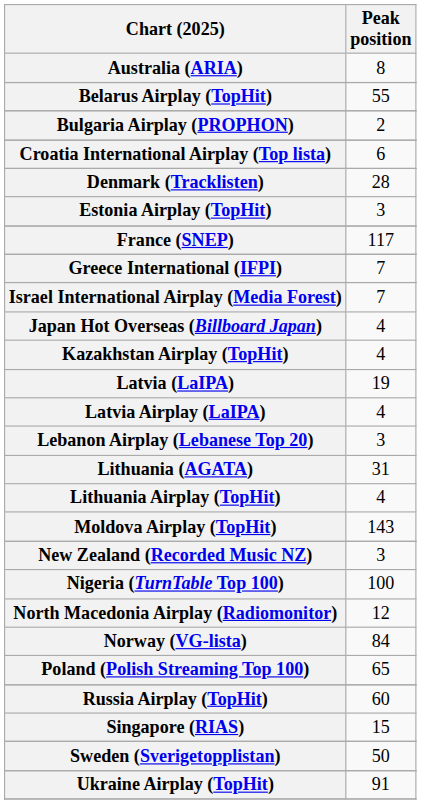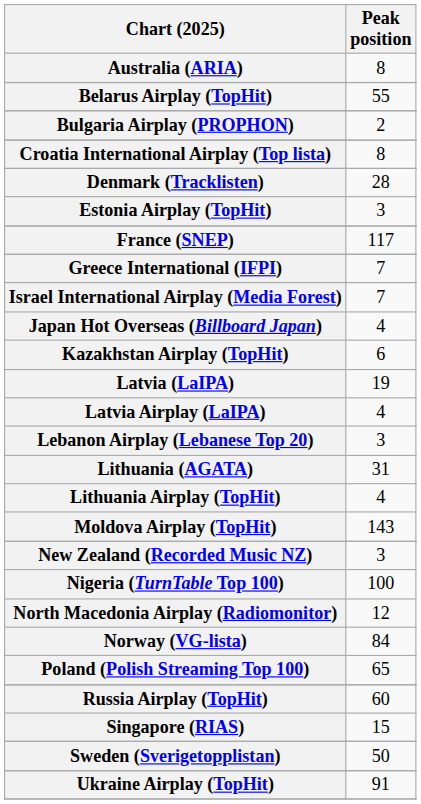(381, 153) 6 -> (381, 153) 8
(381, 354) 4 -> (381, 354) 6
